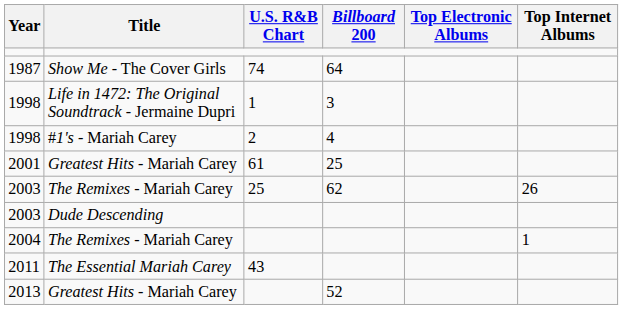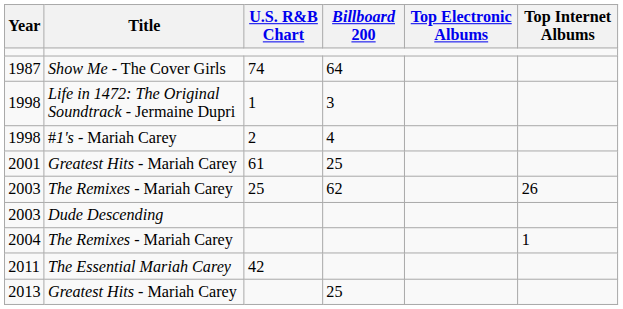(256, 266) 43 -> (256, 266) 42
(334, 291) 52 -> (334, 291) 25
